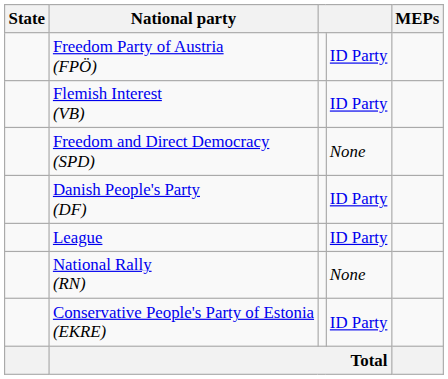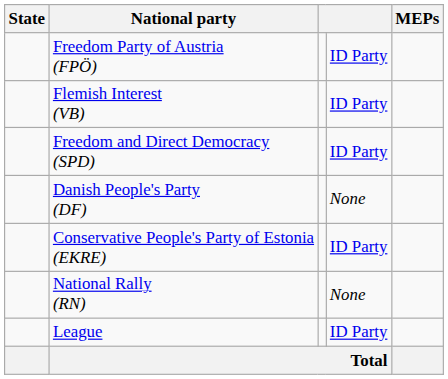(348, 151) None -> (359, 151) ID Party
(359, 199) ID Party -> (348, 199) None
rows swapped: (183, 322) <-> (78, 237)
